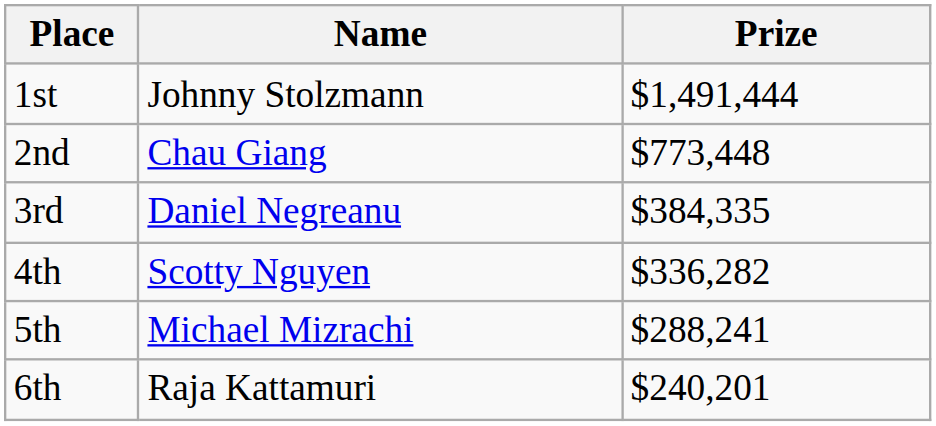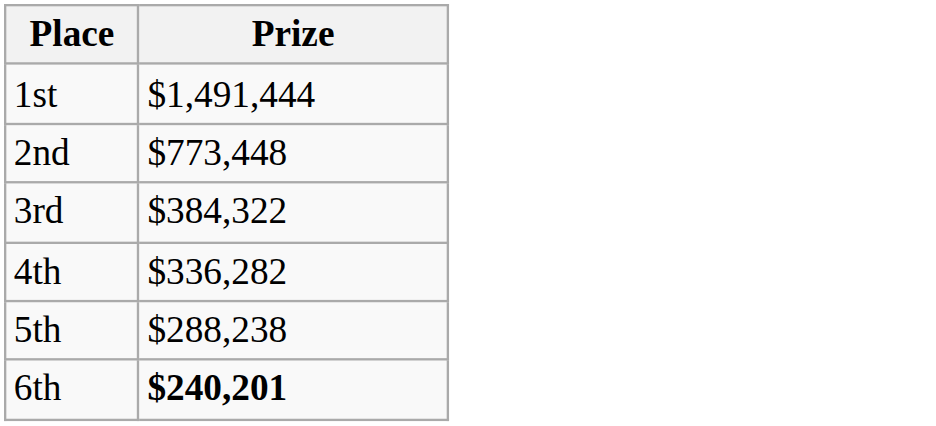- column: (380, 34)
(701, 211) $384,335 -> (217, 211) $384,322
(701, 329) $288,241 -> (217, 329) $288,238
(701, 388) normal -> (217, 388) bold
